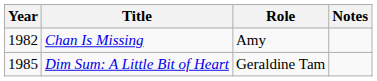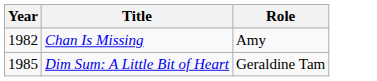- column: (350, 16)
